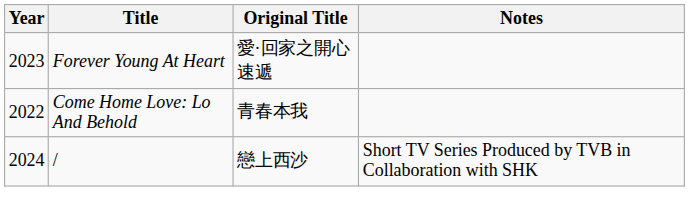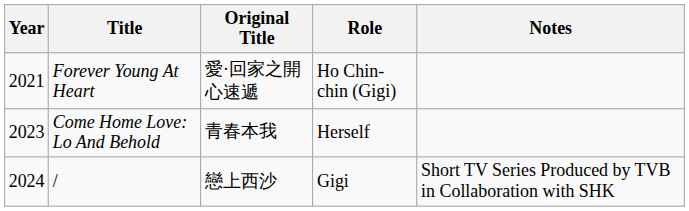+ column: (365, 28)
(27, 60) 2023 -> (27, 80) 2021
(27, 112) 2022 -> (27, 132) 2023
